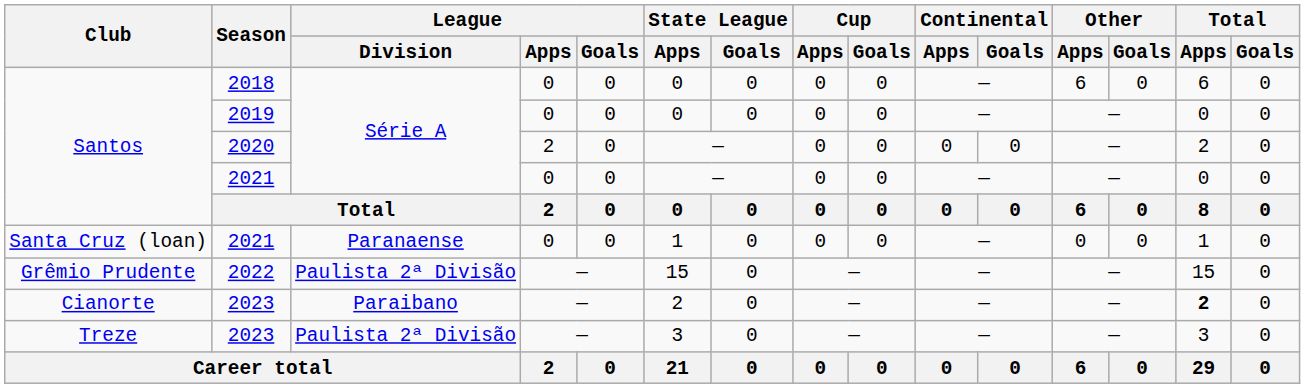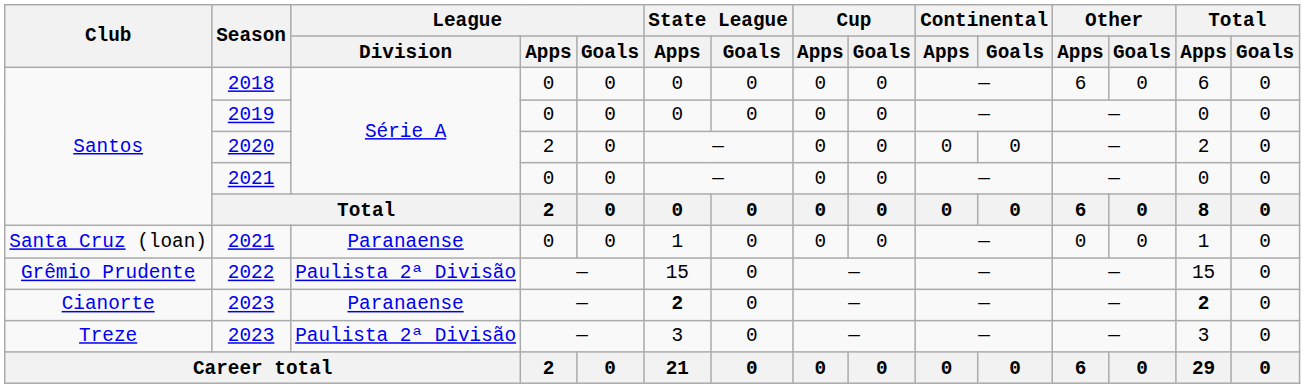(406, 305) Paraibano -> (406, 305) Paranaense
(677, 305) normal -> (677, 305) bold
